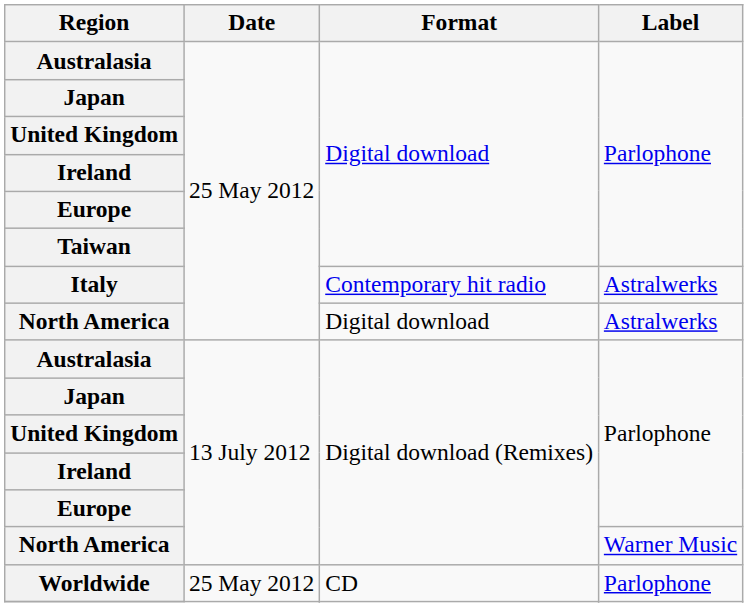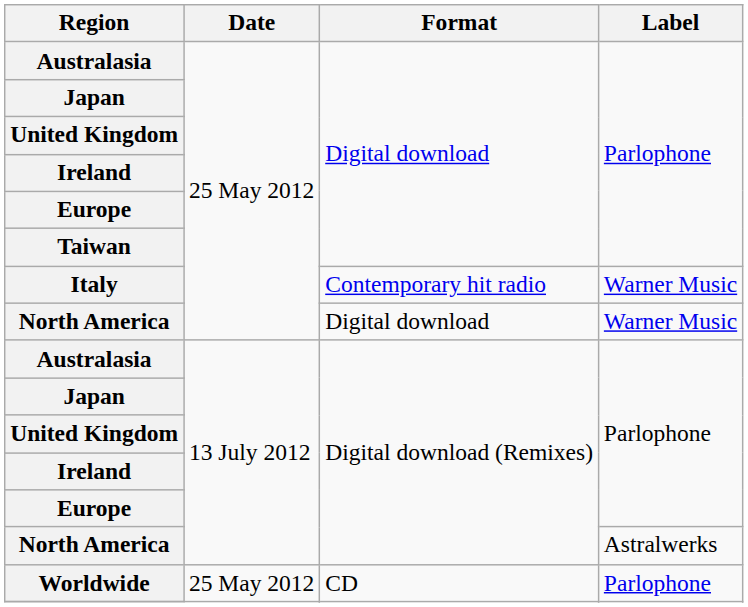(661, 284) Astralwerks -> (671, 284) Warner Music
(661, 321) Astralwerks -> (671, 321) Warner Music
(671, 545) Warner Music -> (661, 545) Astralwerks
